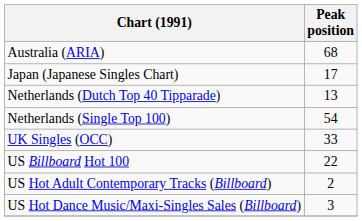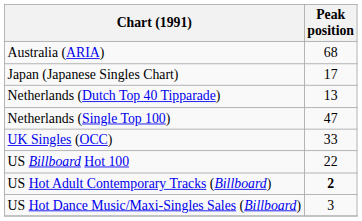(331, 118) 54 -> (331, 118) 47
(331, 183) normal -> (331, 183) bold
